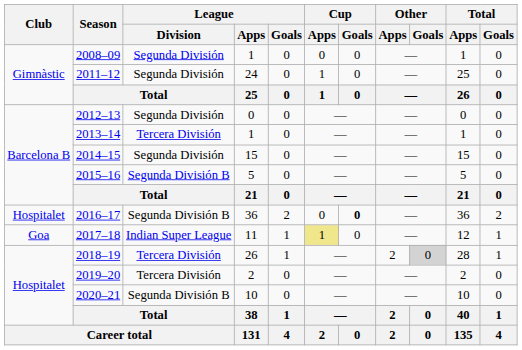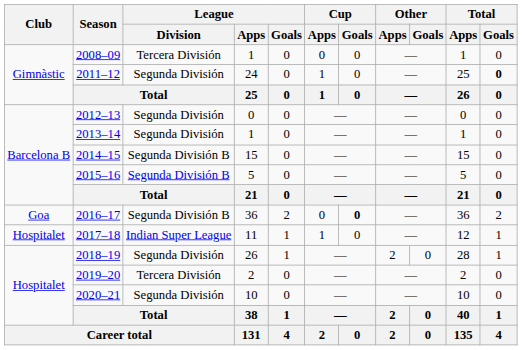(179, 54) Segunda División -> (179, 54) Tercera División
(499, 74) normal -> (499, 74) bold
(179, 134) Tercera División -> (179, 134) Segunda División
(179, 154) Segunda División -> (179, 154) Segunda División B
(39, 214) Hospitalet -> (39, 214) Goa
(39, 235) Goa -> (39, 235) Hospitalet
(322, 235) khaki background -> (322, 235) no background
(179, 255) Tercera División -> (179, 255) Segunda División
(428, 255) lightgrey background -> (428, 255) no background
(179, 295) Segunda División B -> (179, 295) Segunda División
